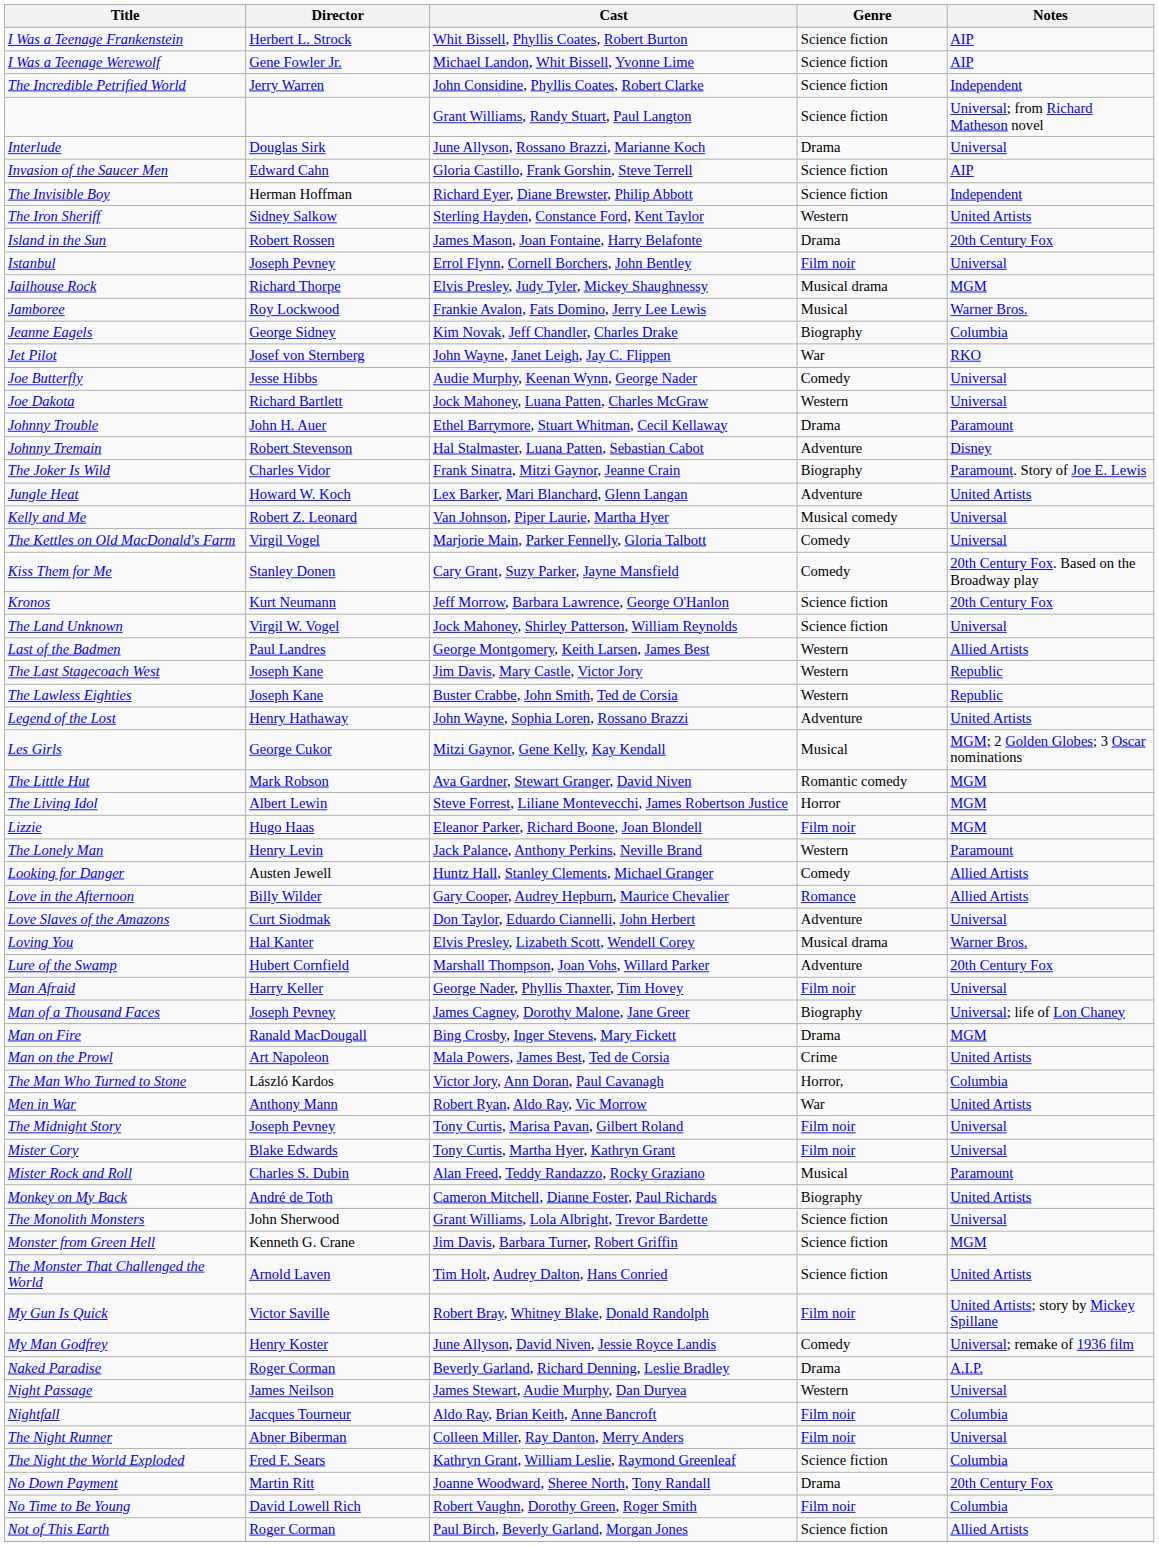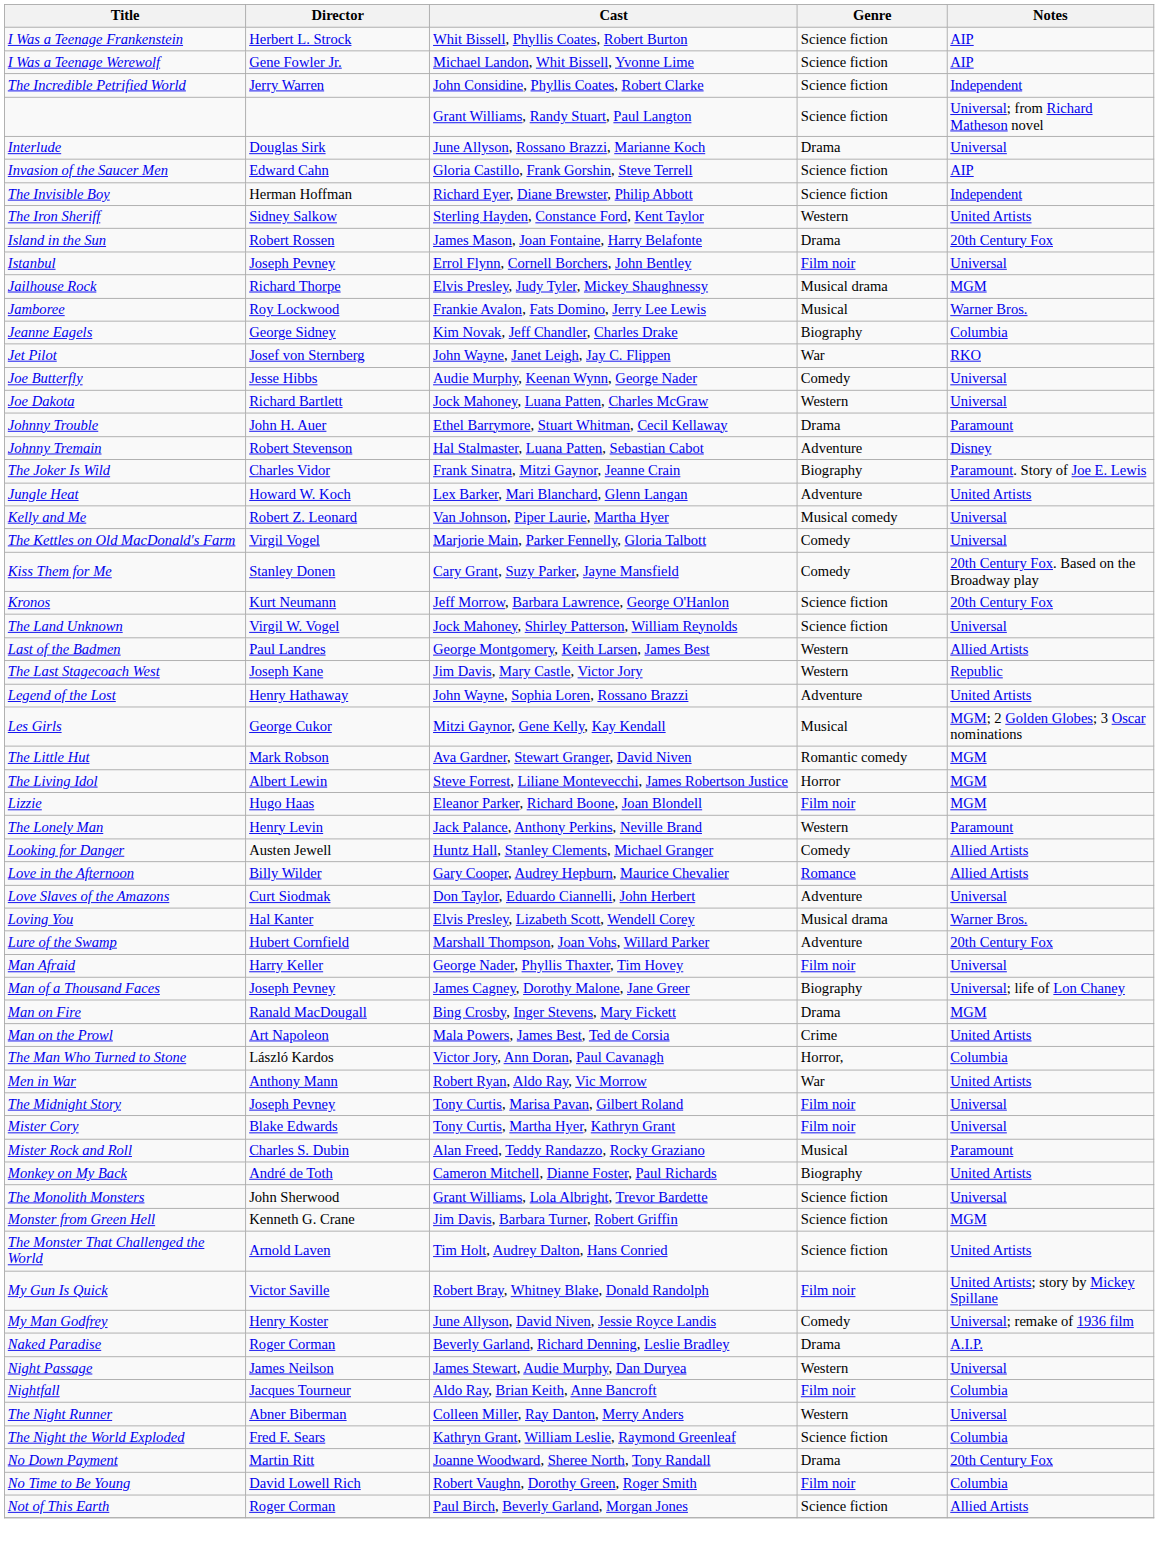- row: (70, 695)
(828, 1437) Film noir -> (825, 1414) Western
